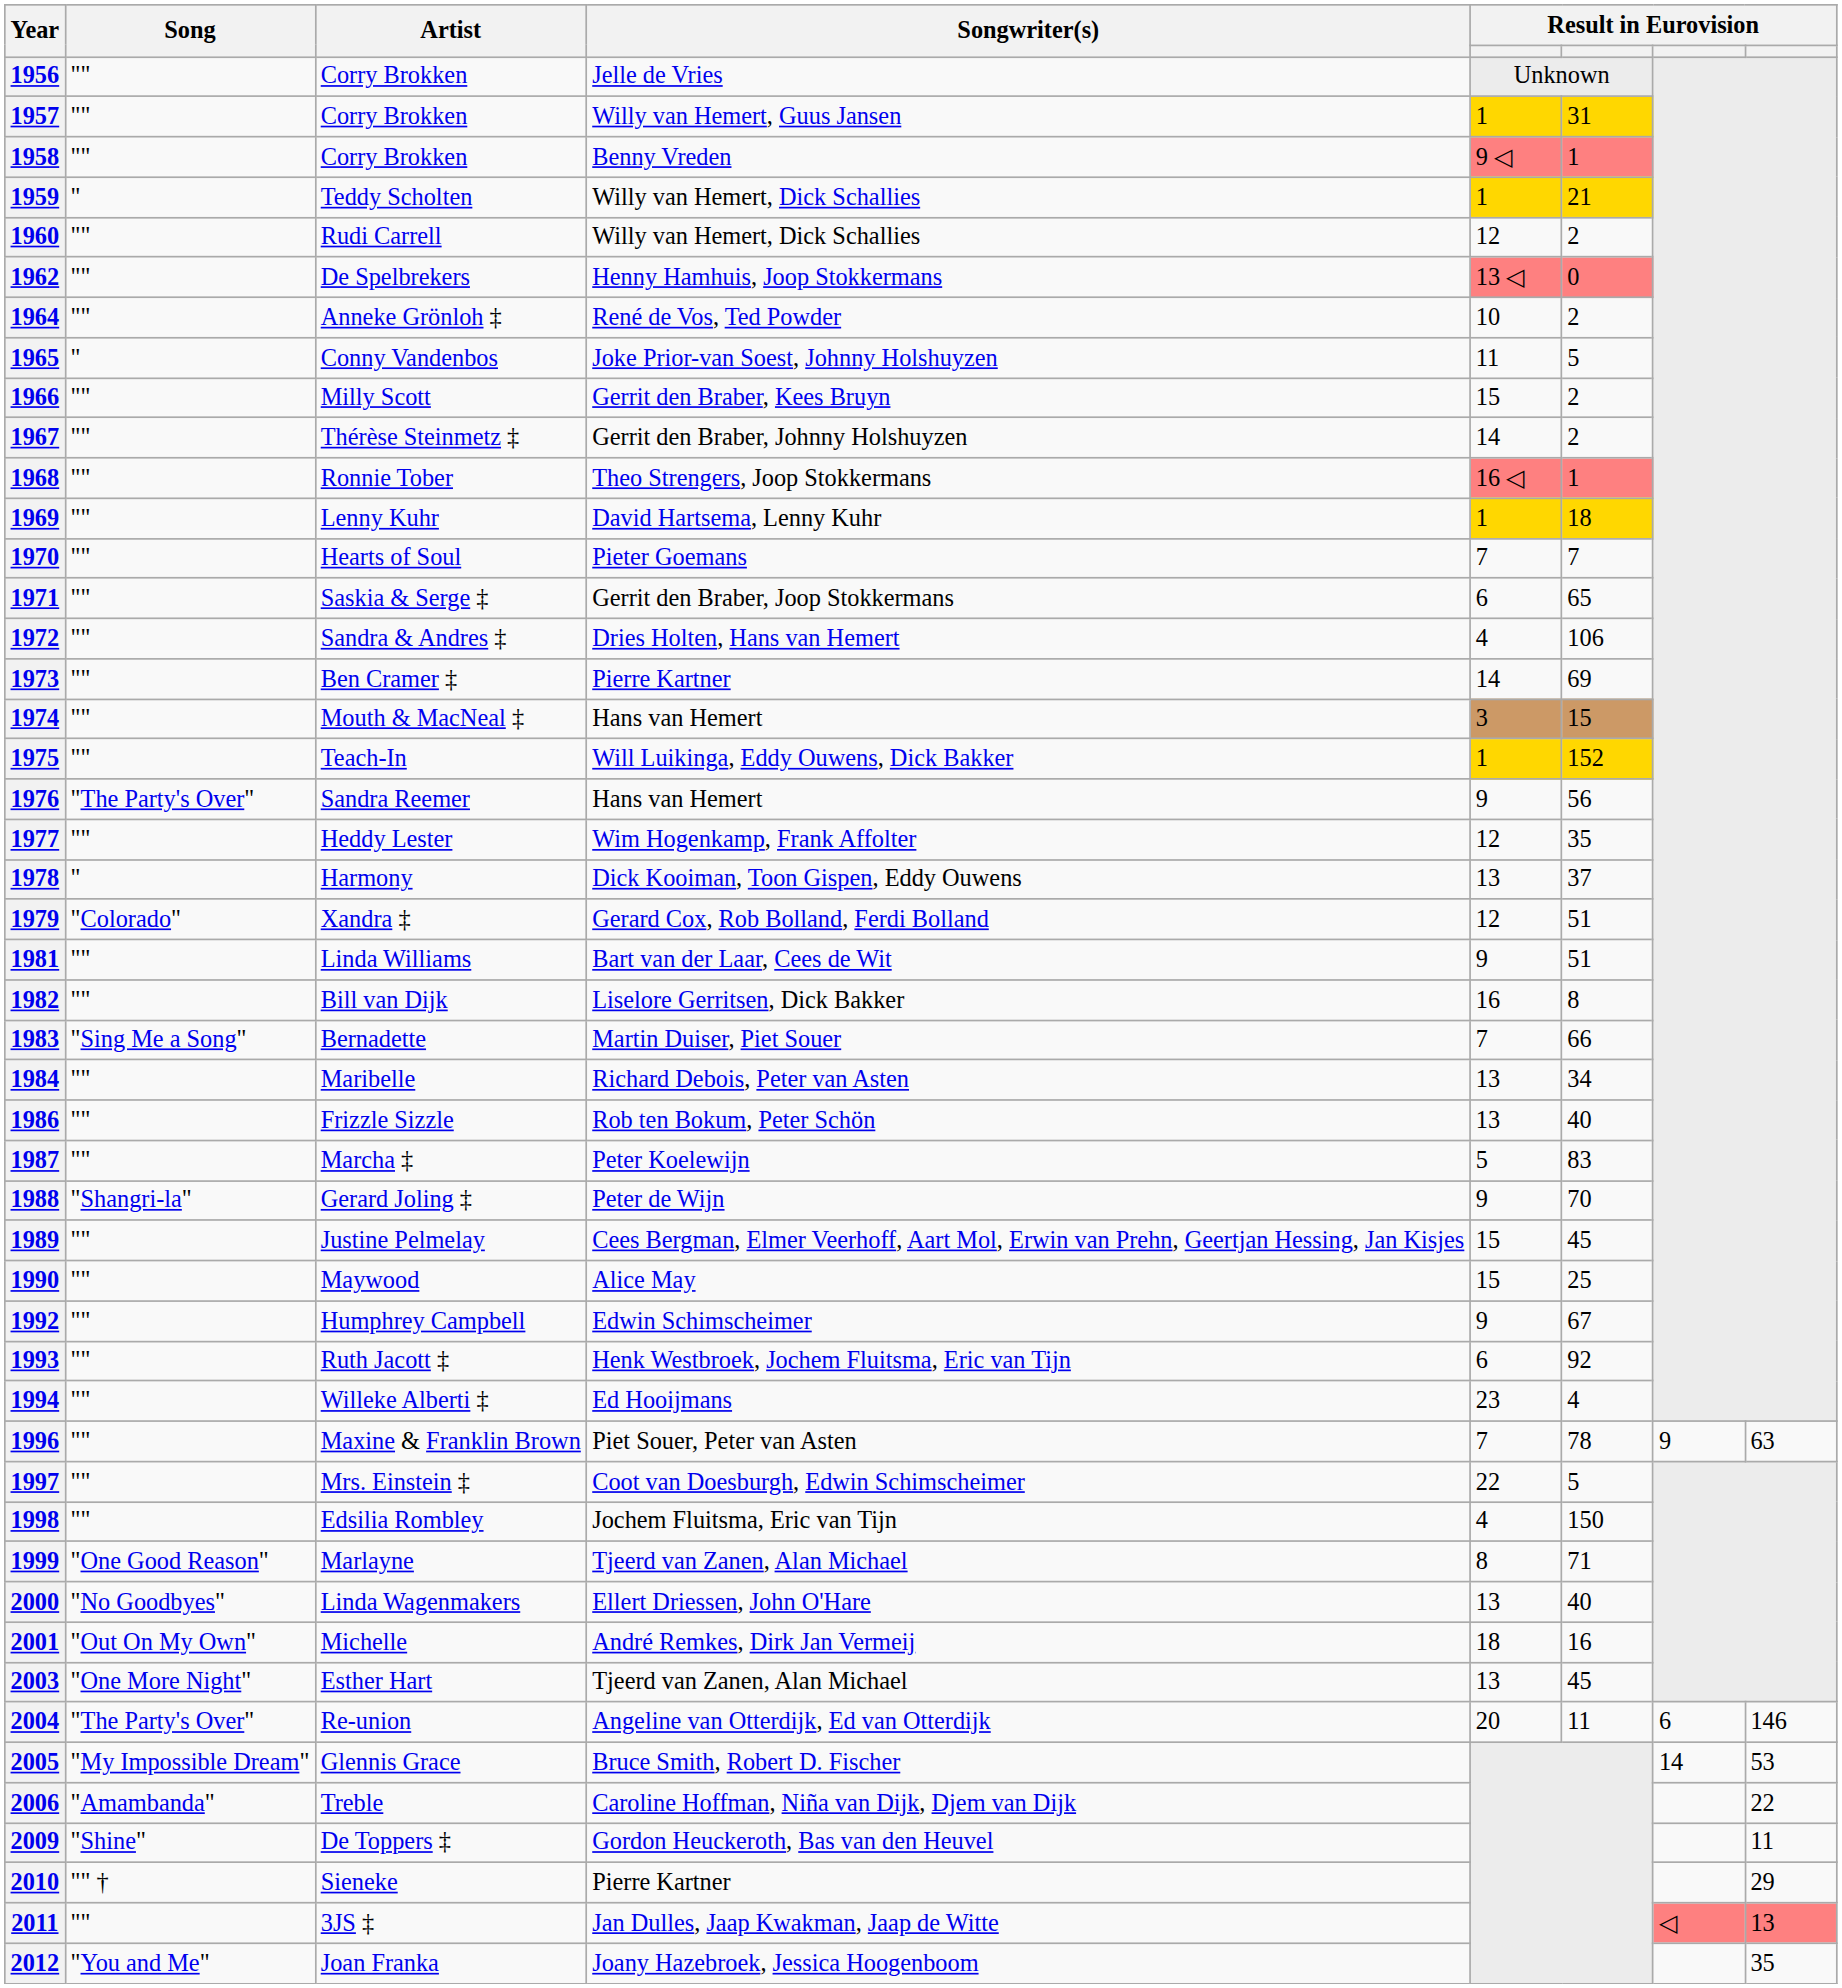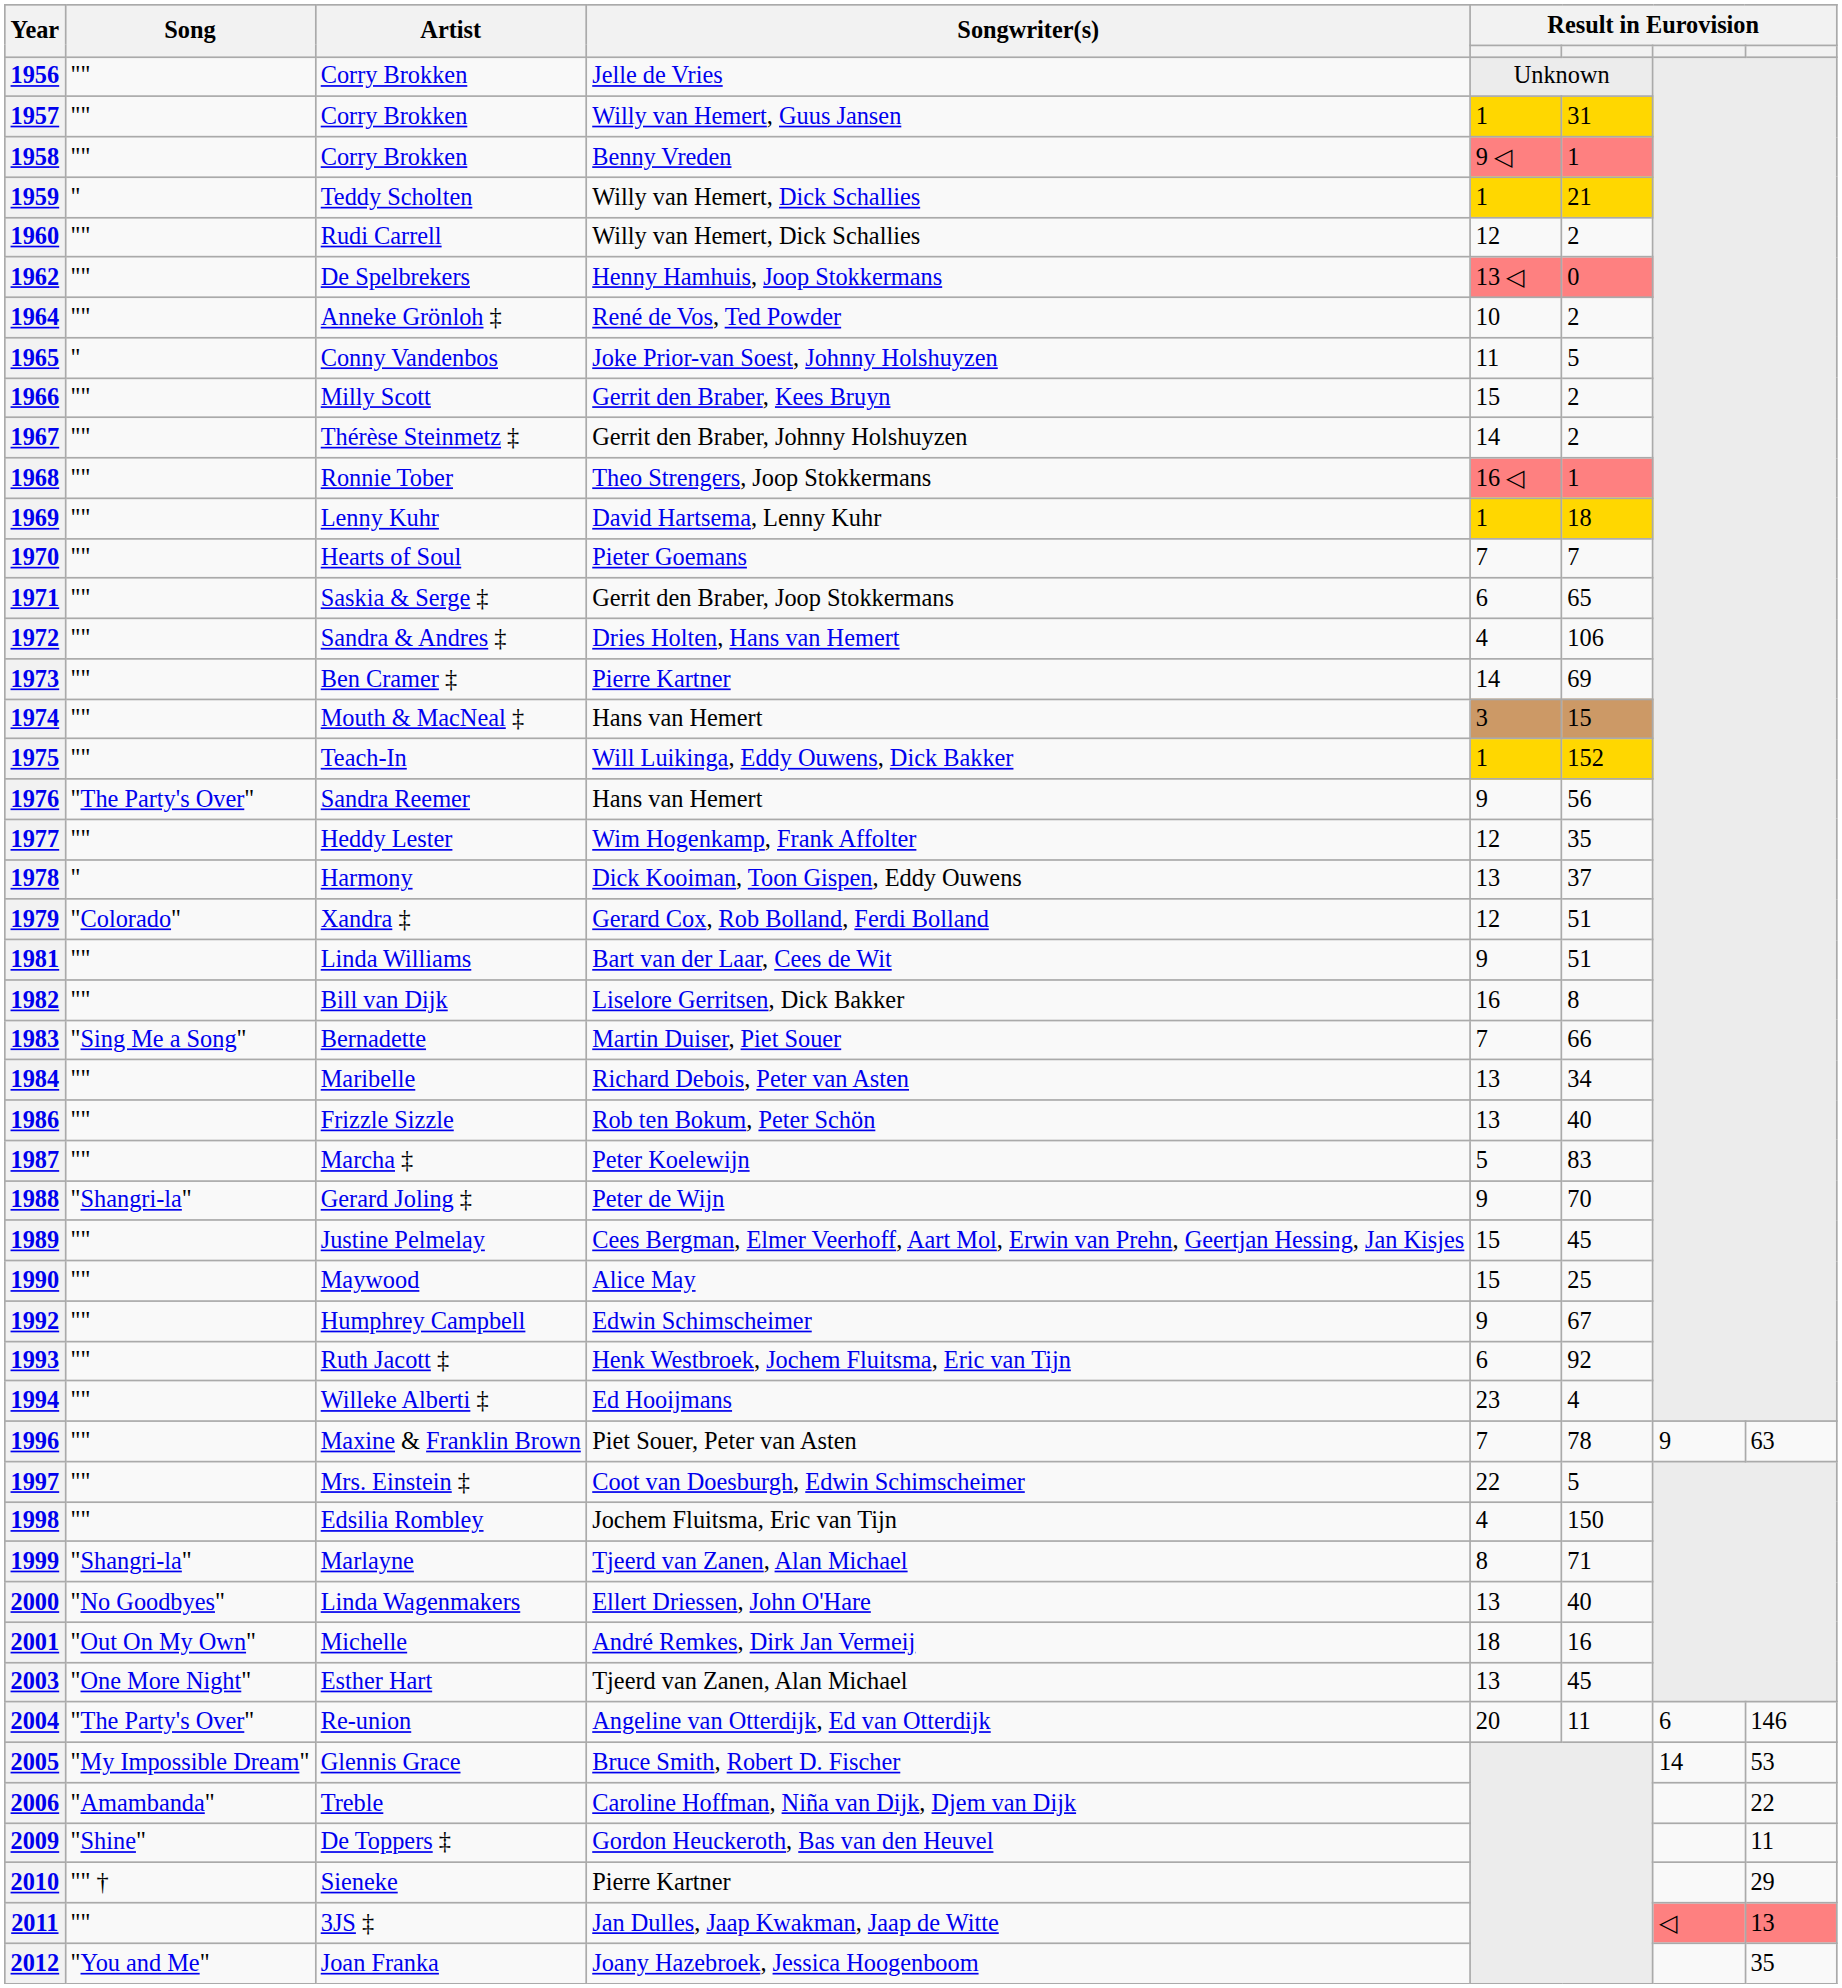(170, 1561) "One Good Reason" -> (131, 1561) "Shangri-la"
